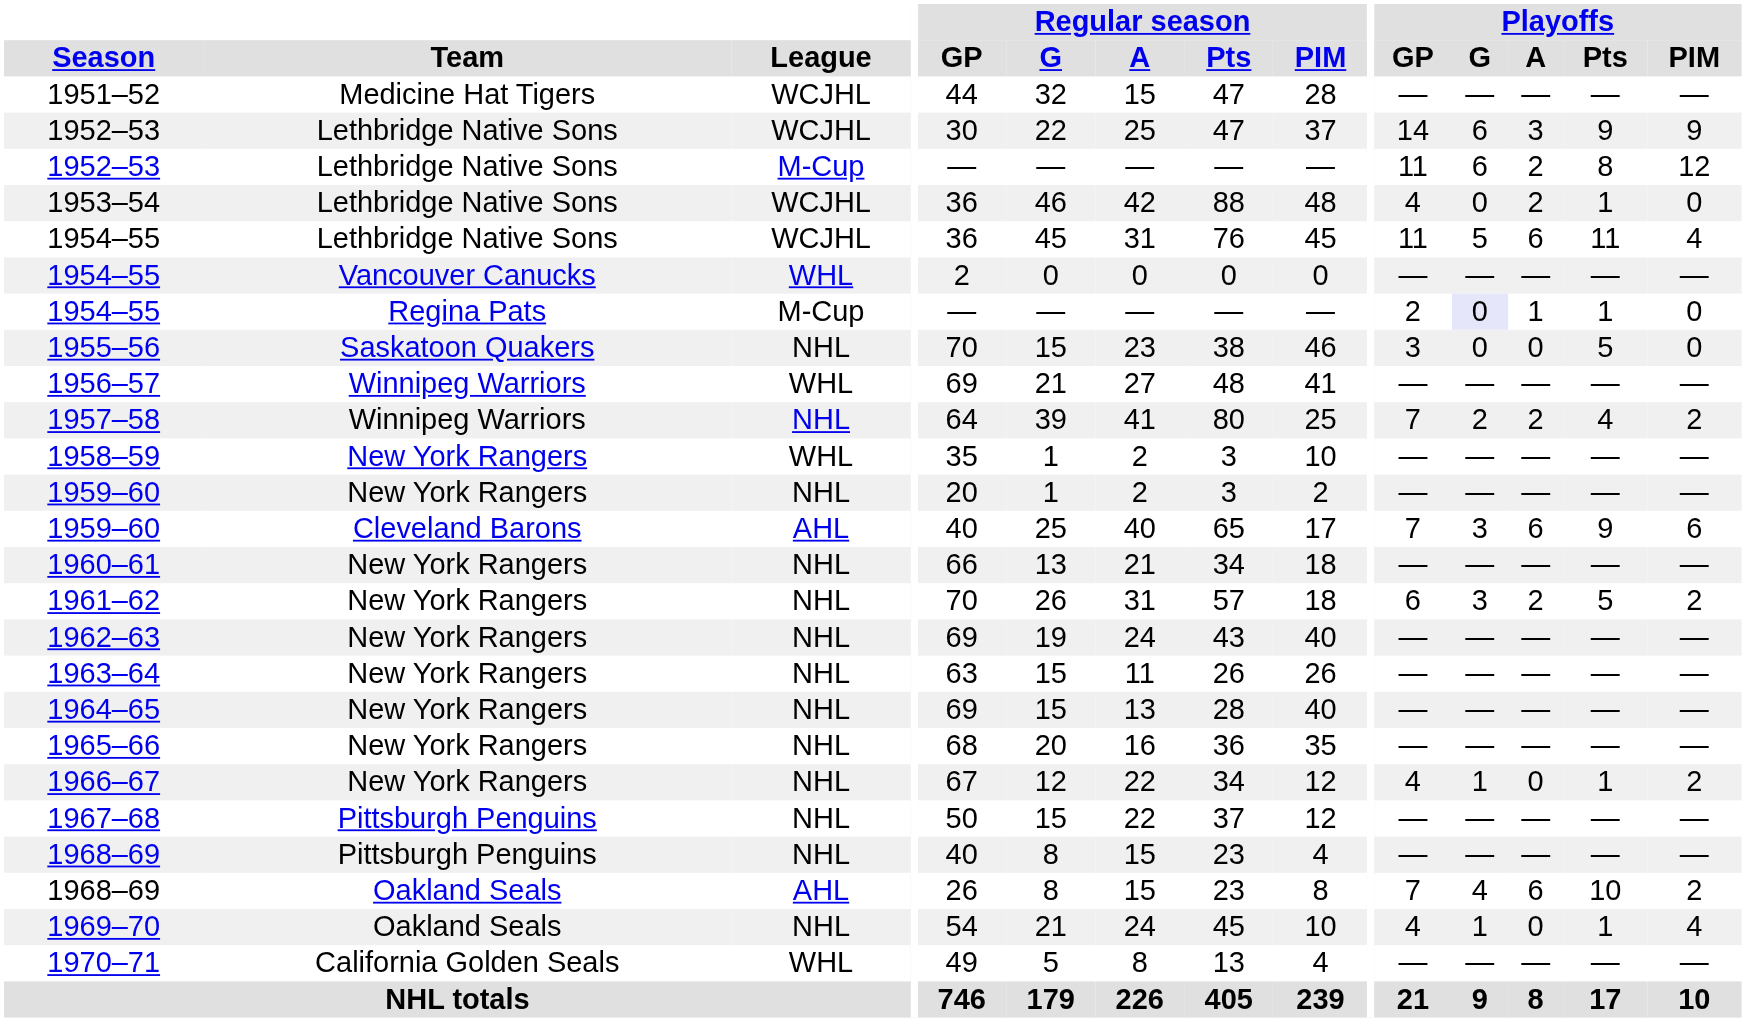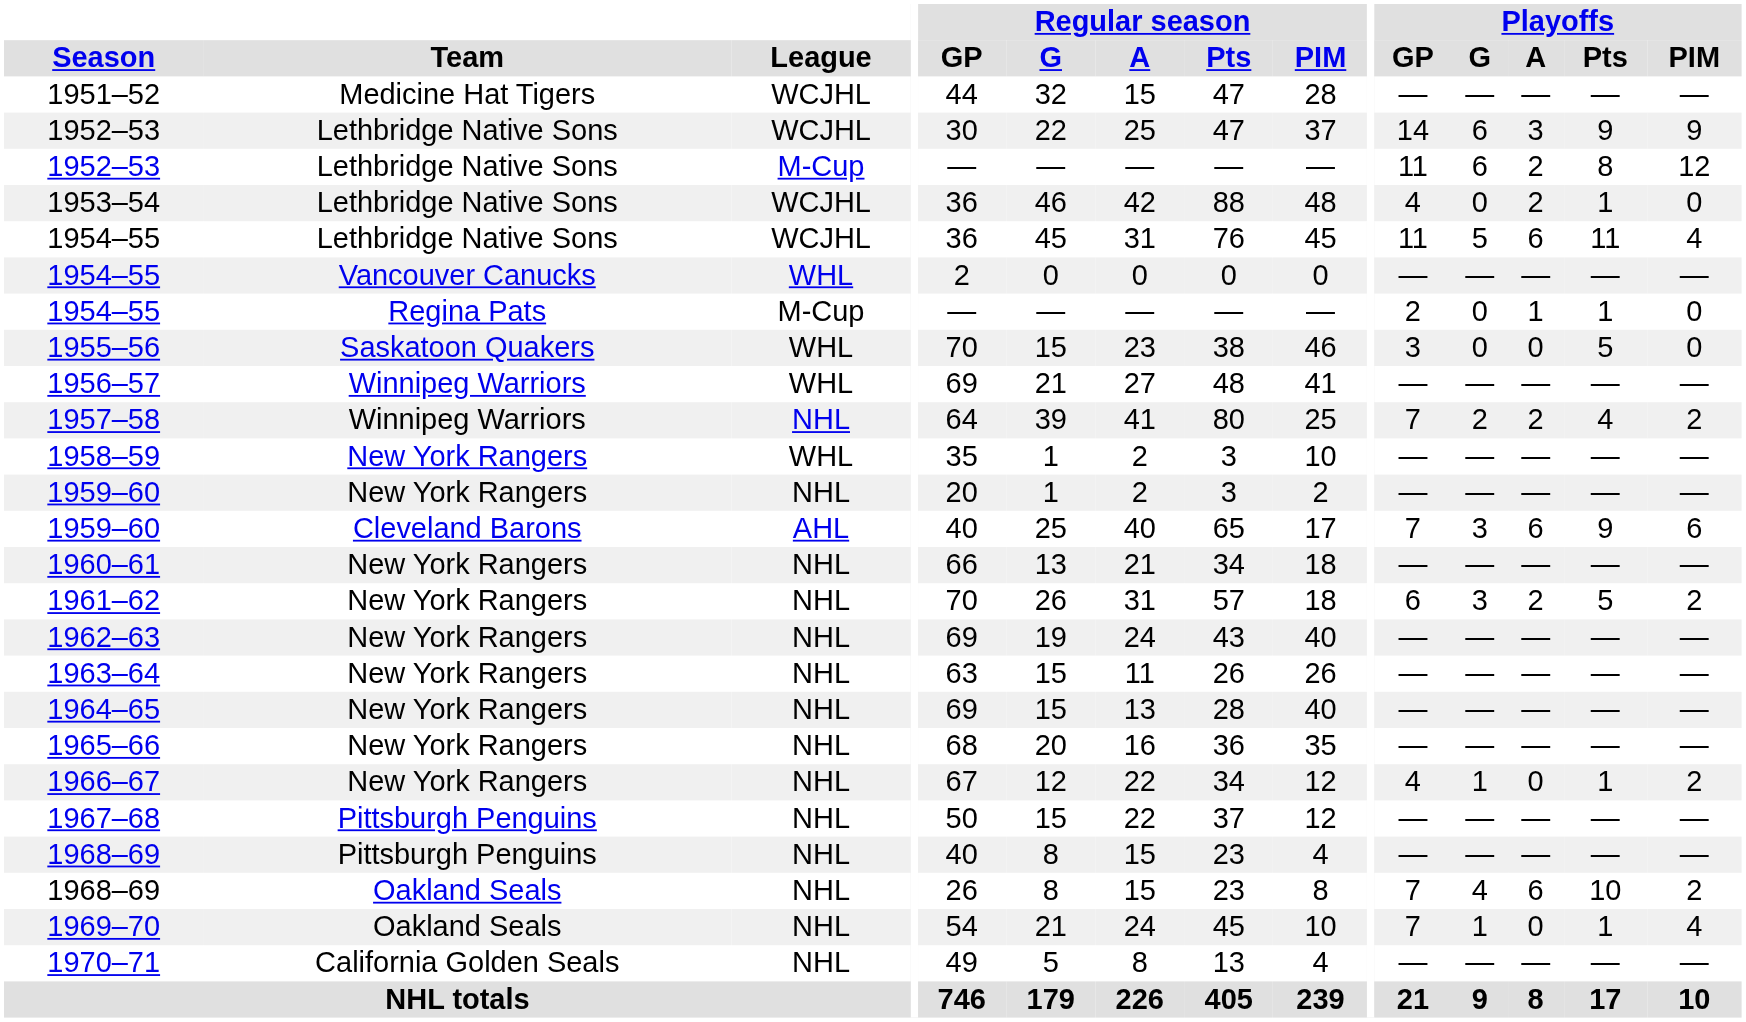(1480, 311) lavender background -> (1480, 311) no background
(821, 347) NHL -> (821, 347) WHL
(821, 890) AHL -> (821, 890) NHL
(1413, 926) 4 -> (1413, 926) 7
(821, 962) WHL -> (821, 962) NHL
